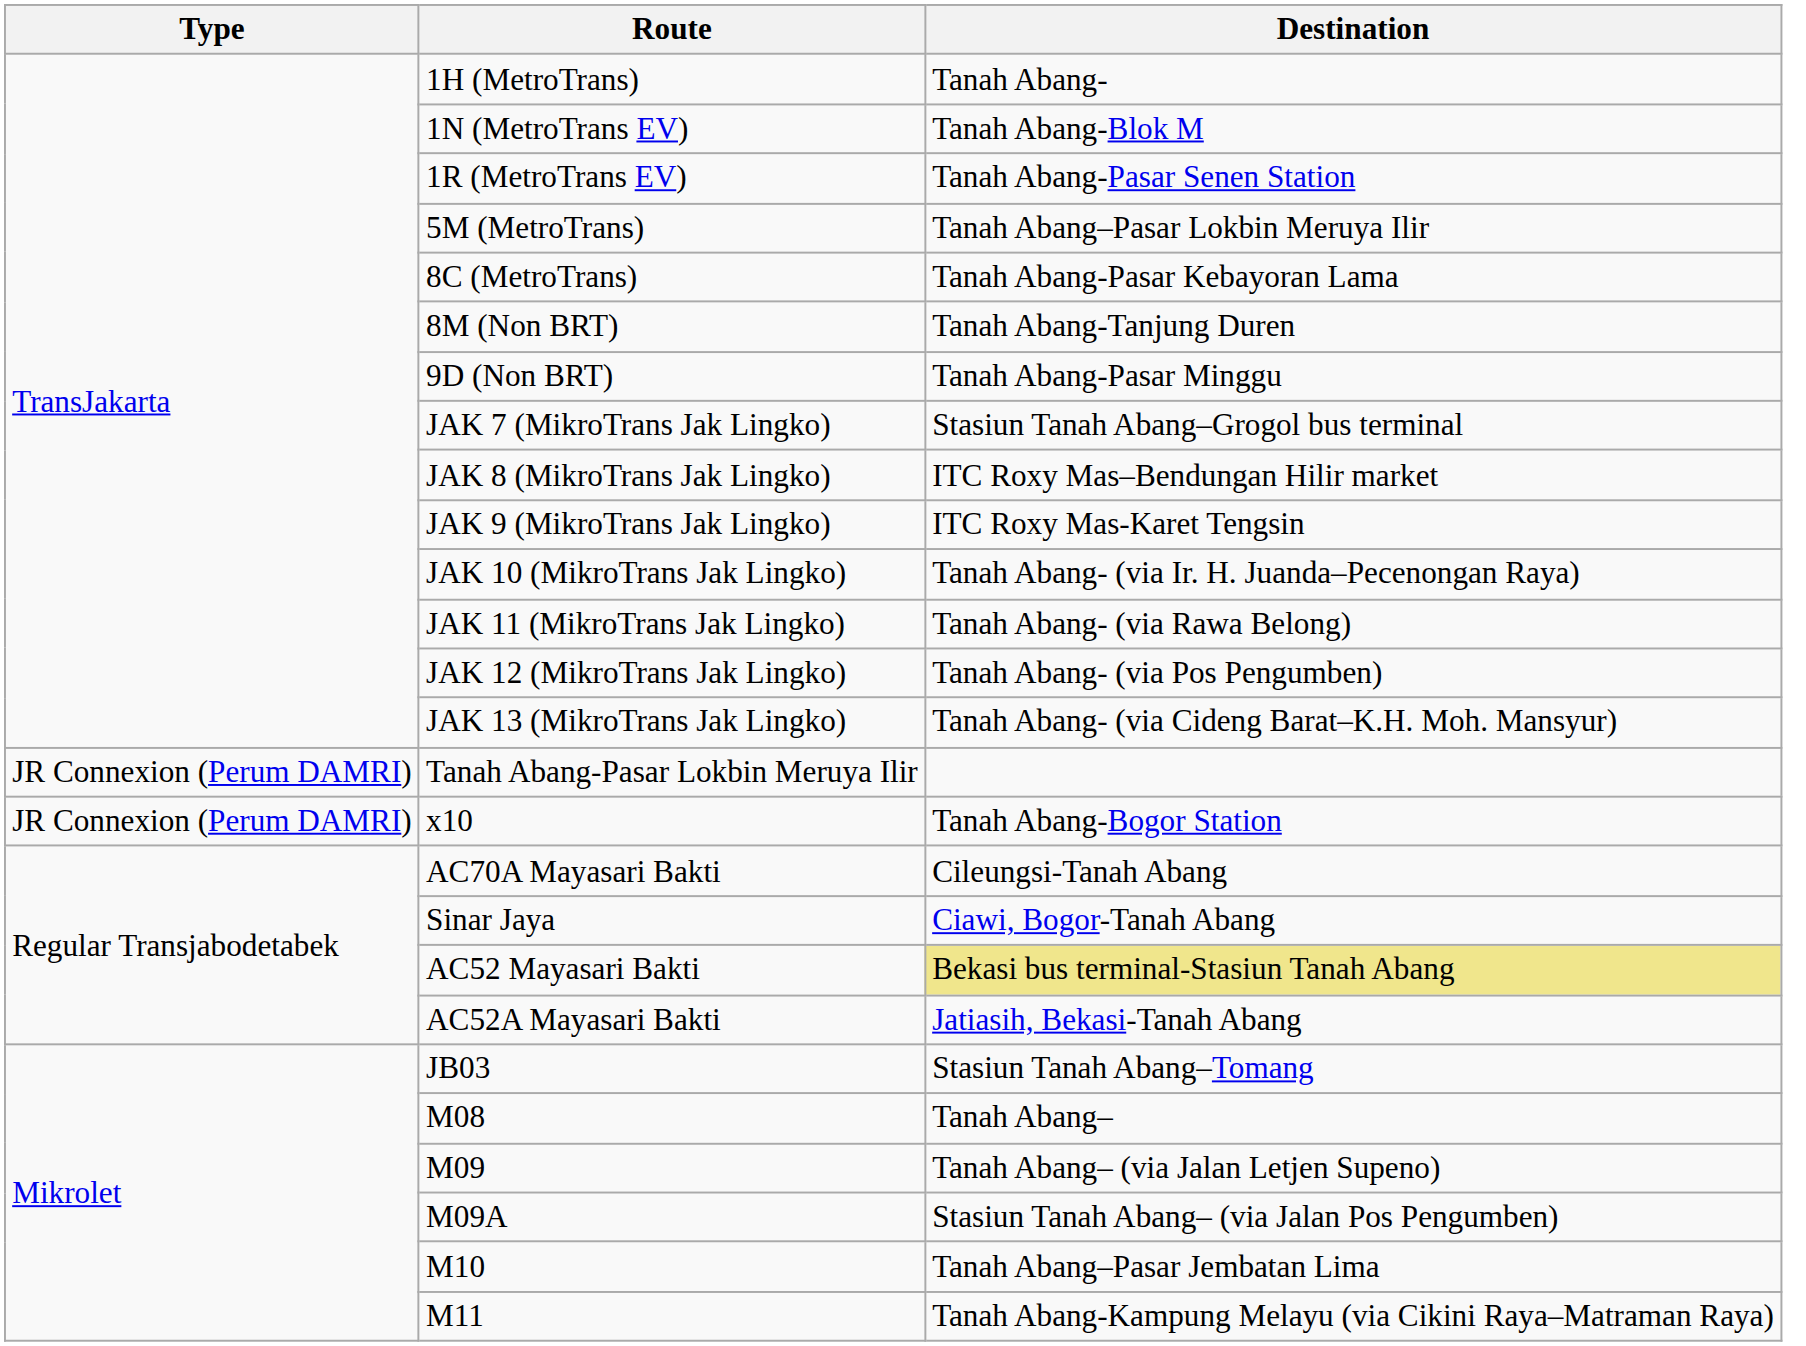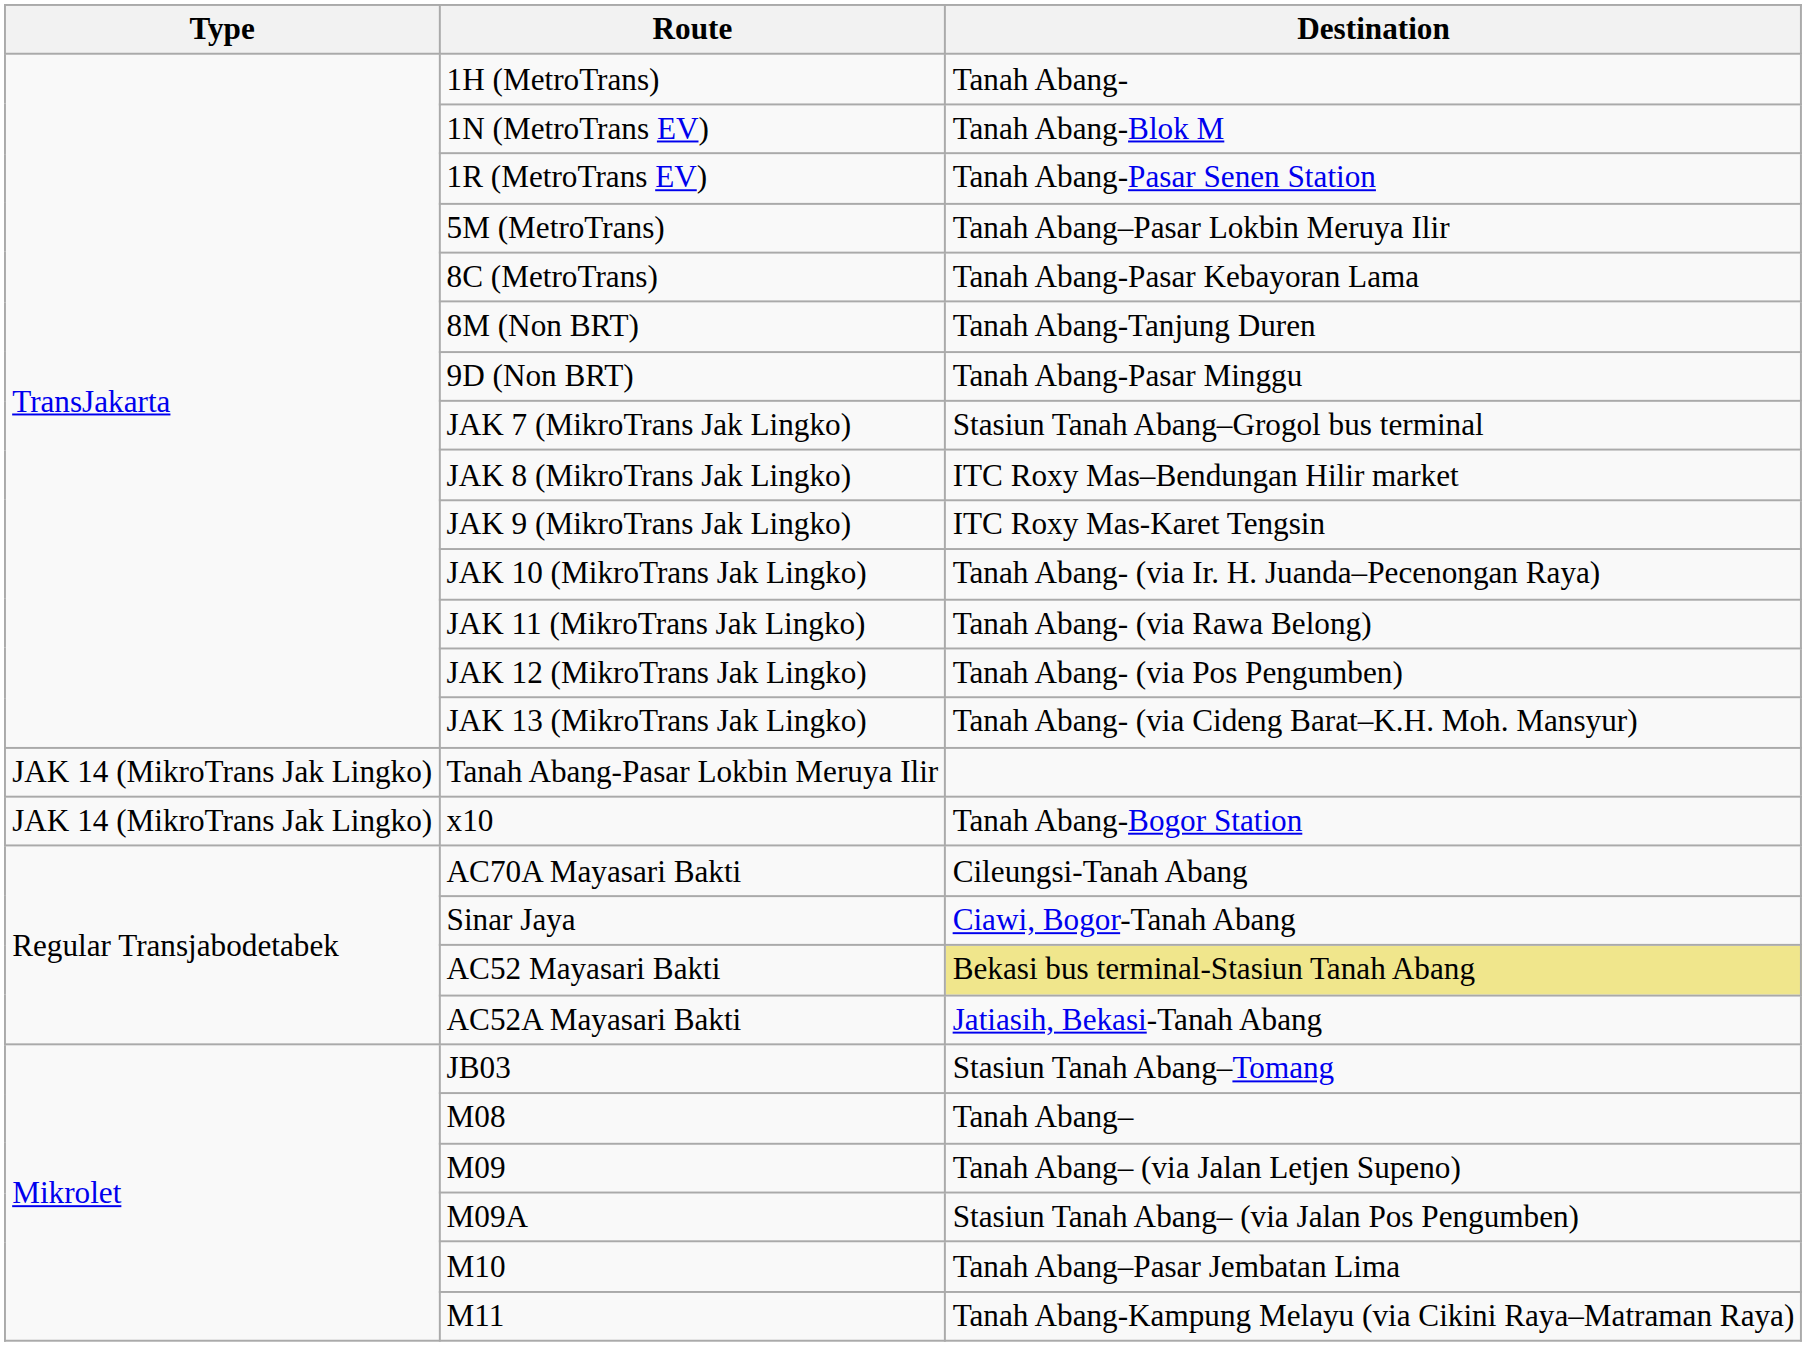(212, 771) JR Connexion (Perum DAMRI) -> (222, 771) JAK 14 (MikroTrans Jak Lingko)
(212, 820) JR Connexion (Perum DAMRI) -> (222, 820) JAK 14 (MikroTrans Jak Lingko)
